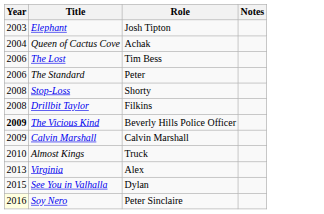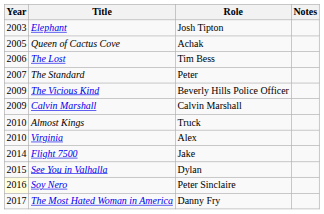(17, 43) 2004 -> (17, 43) 2005
(17, 75) 2006 -> (17, 75) 2007
- row: (51, 91)
- row: (60, 106)
(17, 122) bold -> (17, 91) normal
(17, 169) 2013 -> (17, 138) 2010
+ row: (54, 153)
+ row: (102, 201)
